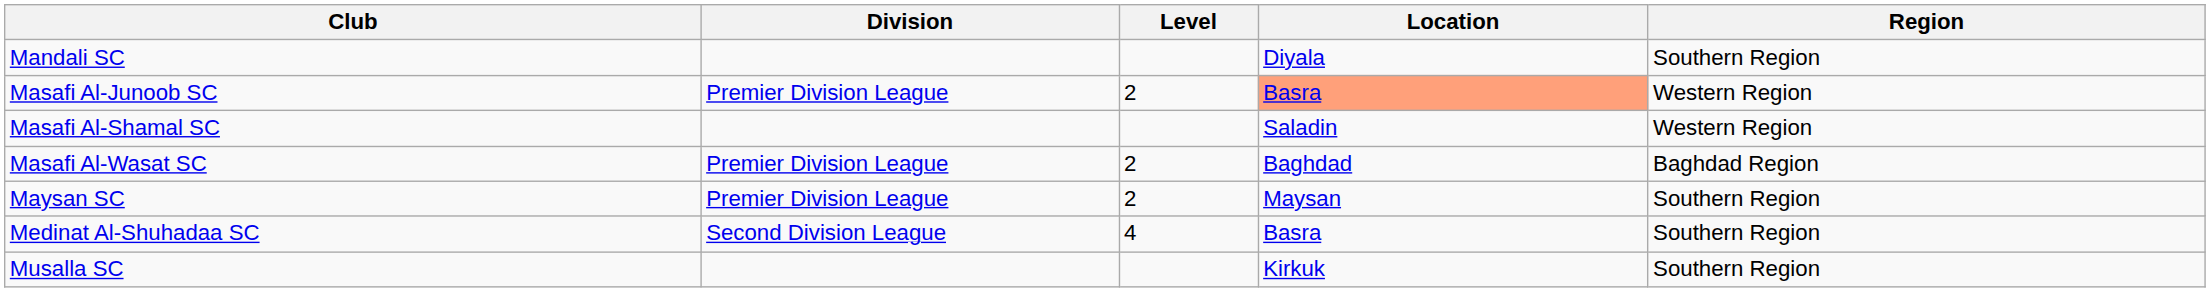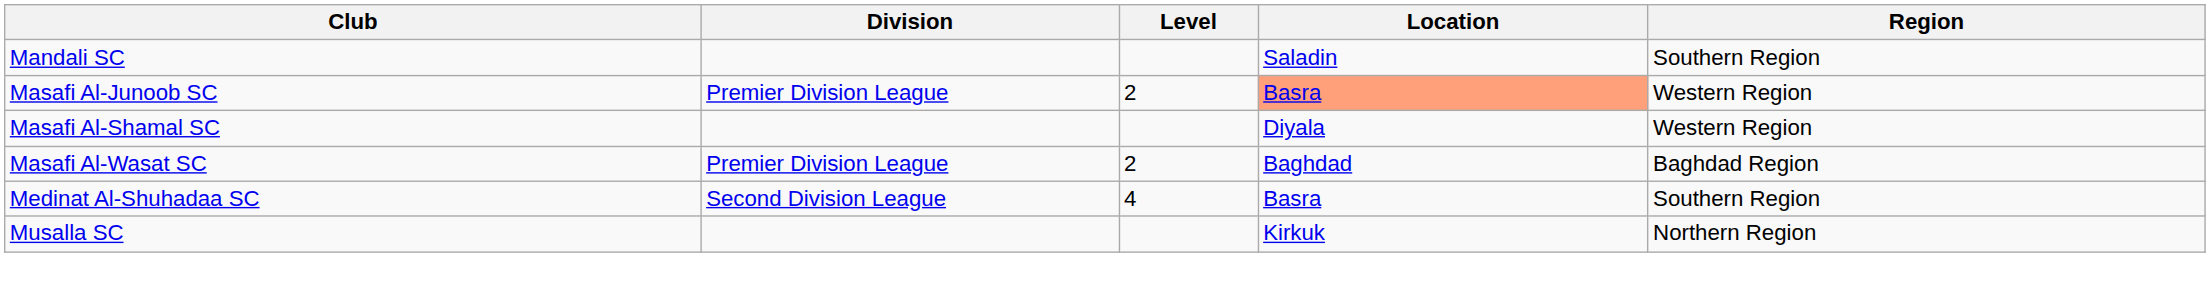(1294, 57) Diyala -> (1300, 57) Saladin
(1300, 127) Saladin -> (1294, 127) Diyala
- row: (67, 198)
(1737, 269) Southern Region -> (1735, 233) Northern Region
